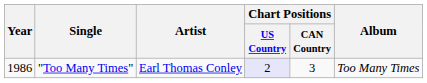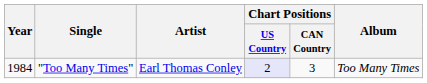(20, 68) 1986 -> (20, 68) 1984
